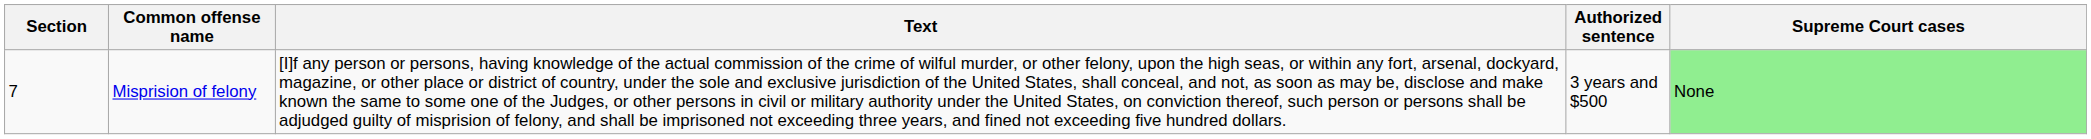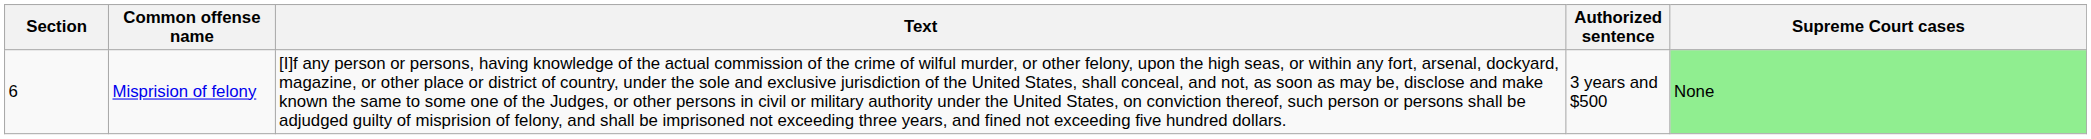(13, 91) 7 -> (13, 91) 6
